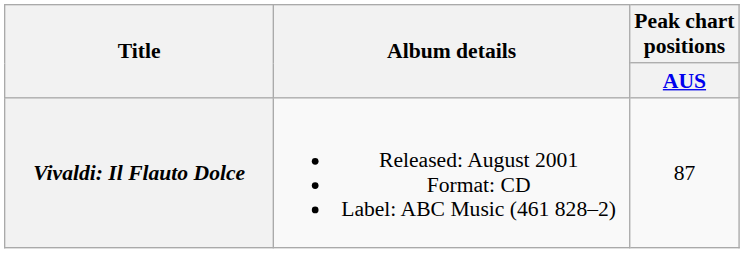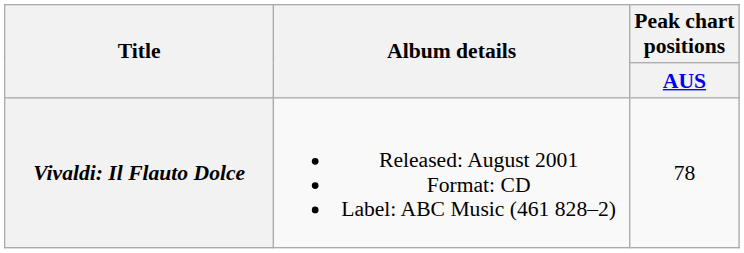(684, 172) 87 -> (684, 172) 78
